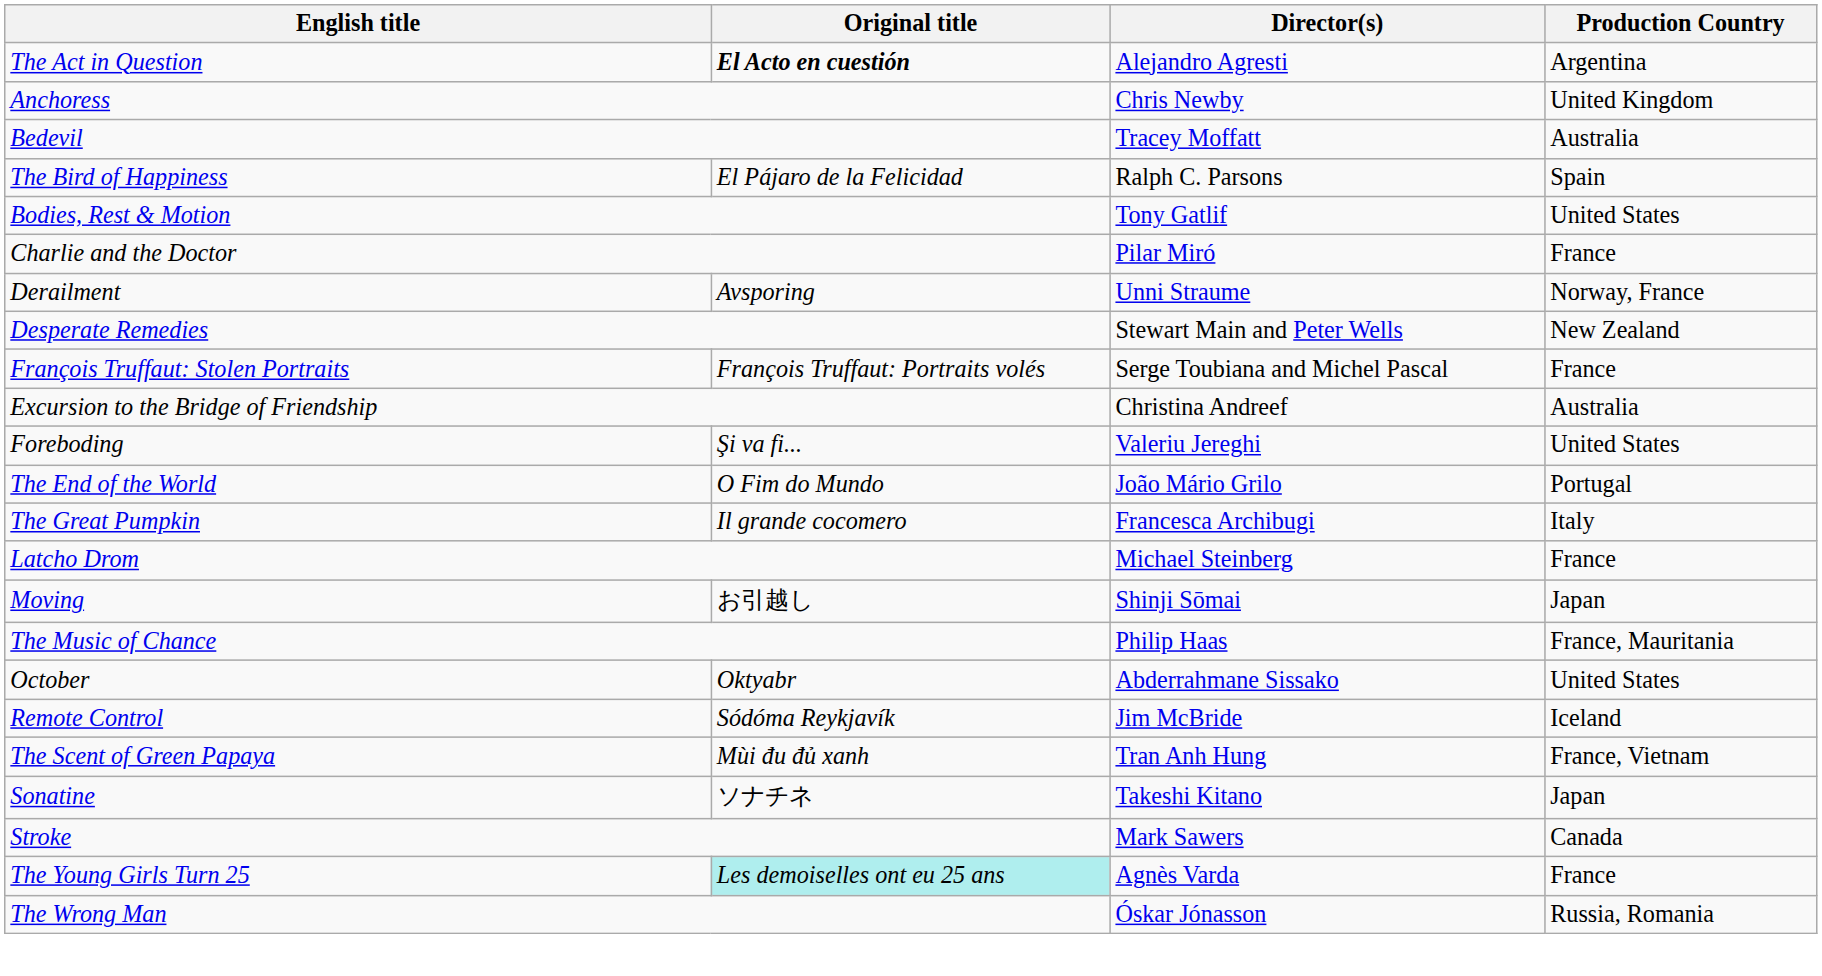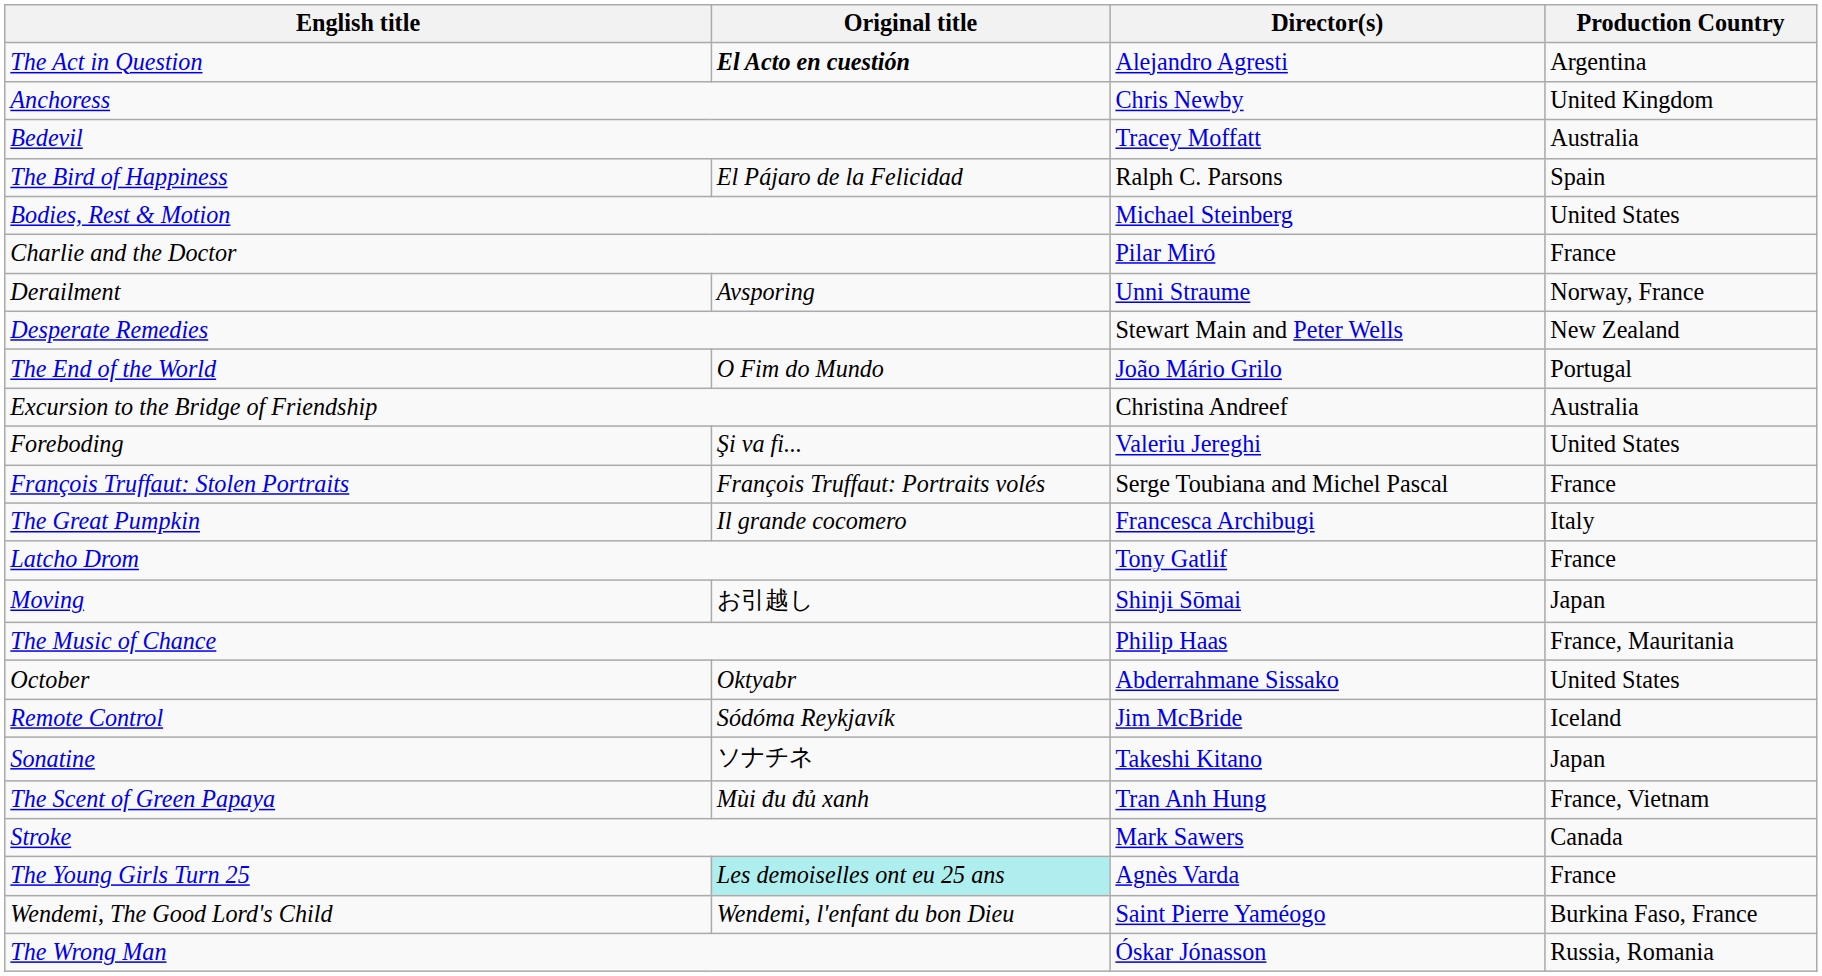(1171, 215) Tony Gatlif -> (1204, 215) Michael Steinberg
rows swapped: (113, 483) <-> (180, 368)
(1204, 560) Michael Steinberg -> (1171, 560) Tony Gatlif
rows swapped: (143, 756) <-> (53, 796)
+ row: (171, 913)
